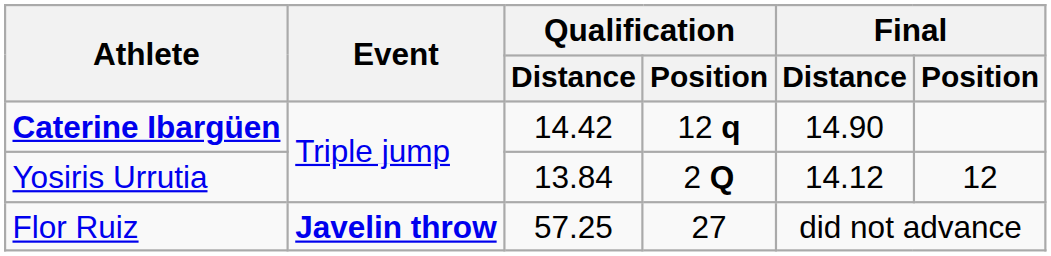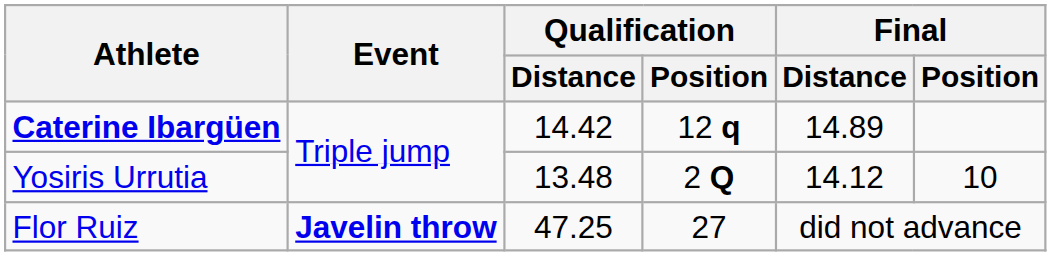(844, 127) 14.90 -> (844, 127) 14.89
(573, 177) 13.84 -> (573, 177) 13.48
(980, 177) 12 -> (980, 177) 10
(573, 227) 57.25 -> (573, 227) 47.25
